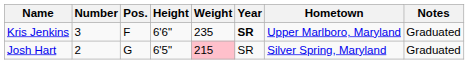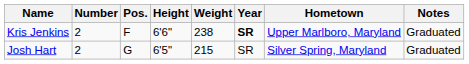(78, 31) 3 -> (78, 31) 2
(204, 31) 235 -> (204, 31) 238
(204, 50) pink background -> (204, 50) no background
